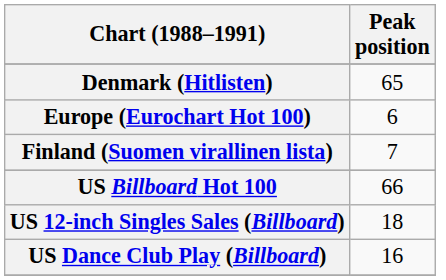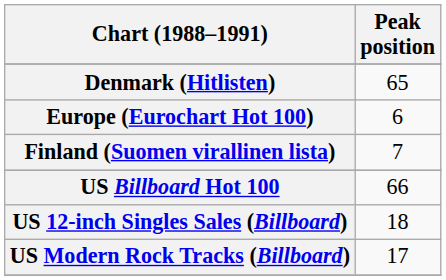- row: (177, 256)
+ row: (180, 256)
